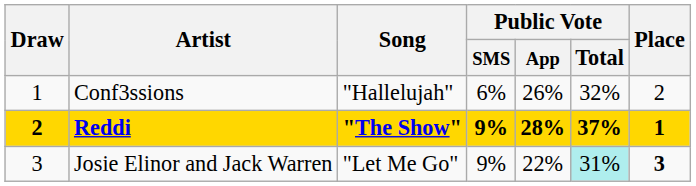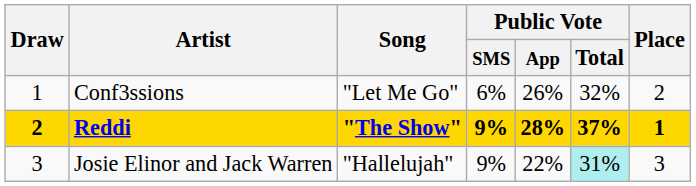(398, 92) "Hallelujah" -> (401, 92) "Let Me Go"
(401, 163) "Let Me Go" -> (398, 163) "Hallelujah"
(659, 163) bold -> (659, 163) normal
